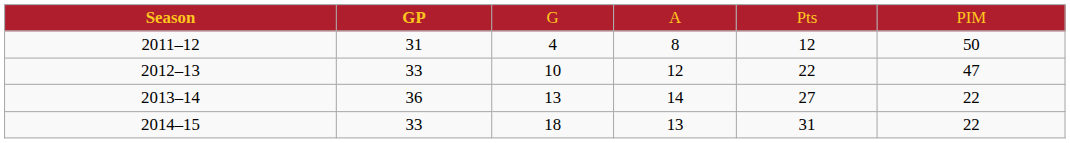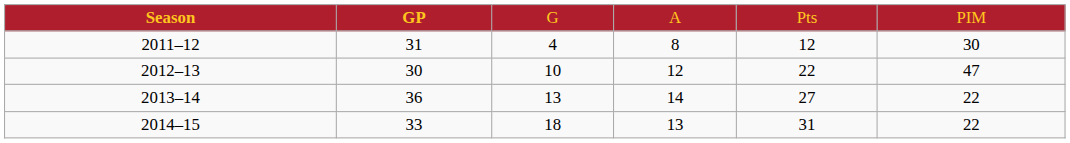(971, 44) 50 -> (971, 44) 30
(414, 71) 33 -> (414, 71) 30
